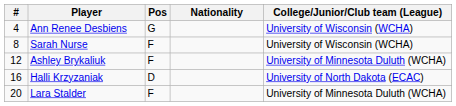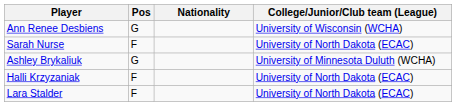- column: (16, 12)
(340, 45) University of Wisconsin (WCHA) -> (335, 45) University of North Dakota (ECAC)
(151, 61) F -> (135, 61) G
(151, 77) D -> (134, 77) F
(356, 93) University of Minnesota Duluth (WCHA) -> (335, 93) University of North Dakota (ECAC)
